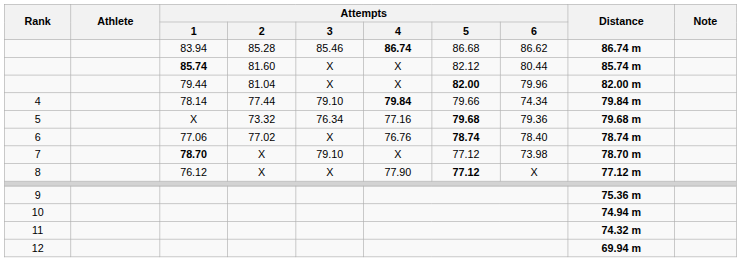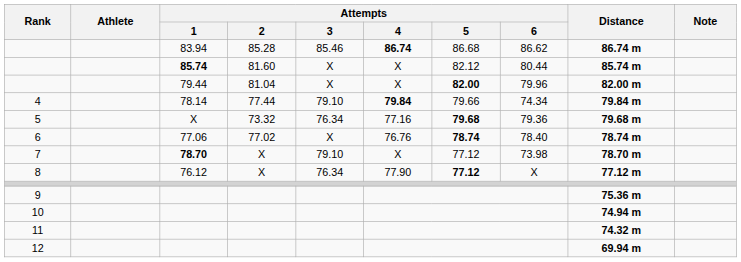(330, 172) X -> (330, 172) 76.34
